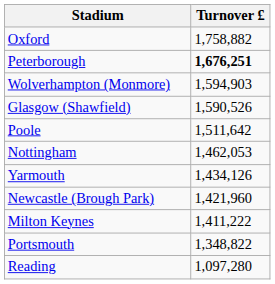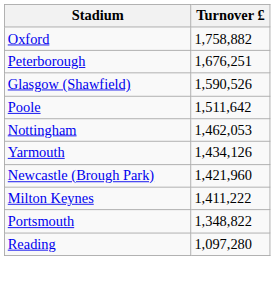(223, 61) bold -> (223, 61) normal
- row: (89, 84)
